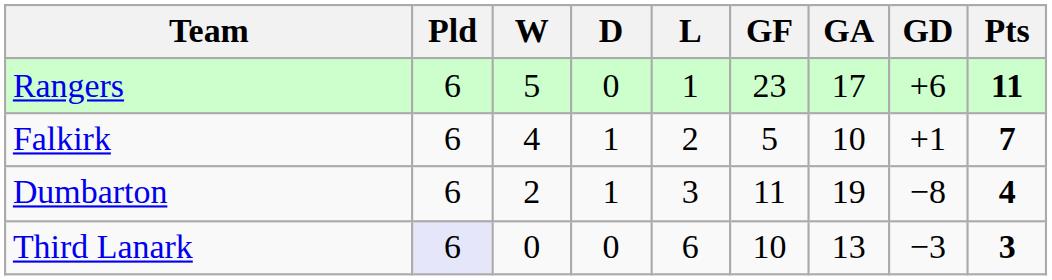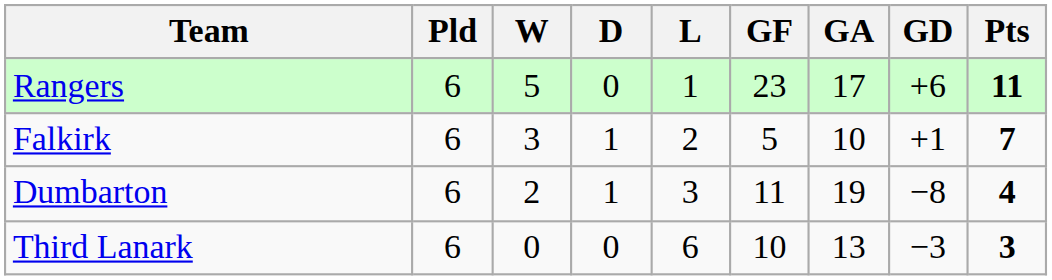(532, 138) 4 -> (532, 138) 3
(453, 246) lavender background -> (453, 246) no background
